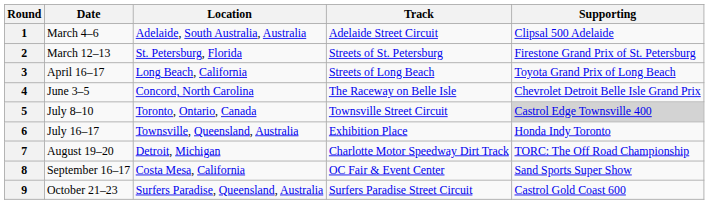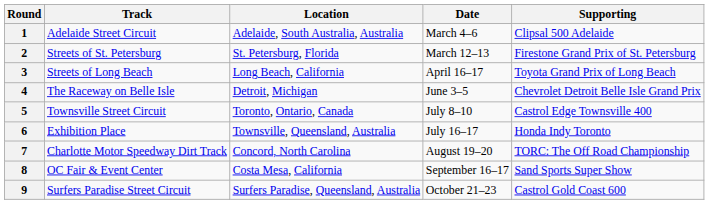columns swapped: (419, 13) <-> (89, 13)
(195, 91) Concord, North Carolina -> (275, 91) Detroit, Michigan
(583, 111) lightgrey background -> (583, 111) no background
(178, 150) Detroit, Michigan -> (292, 150) Concord, North Carolina
